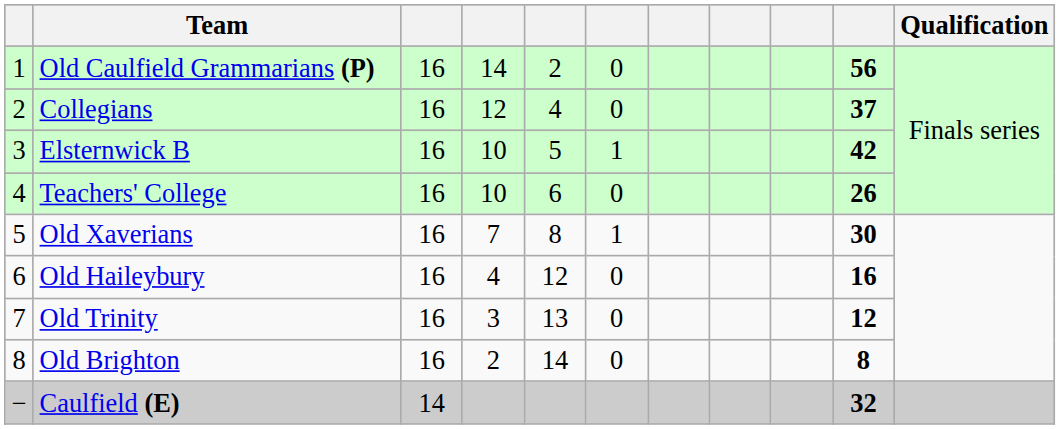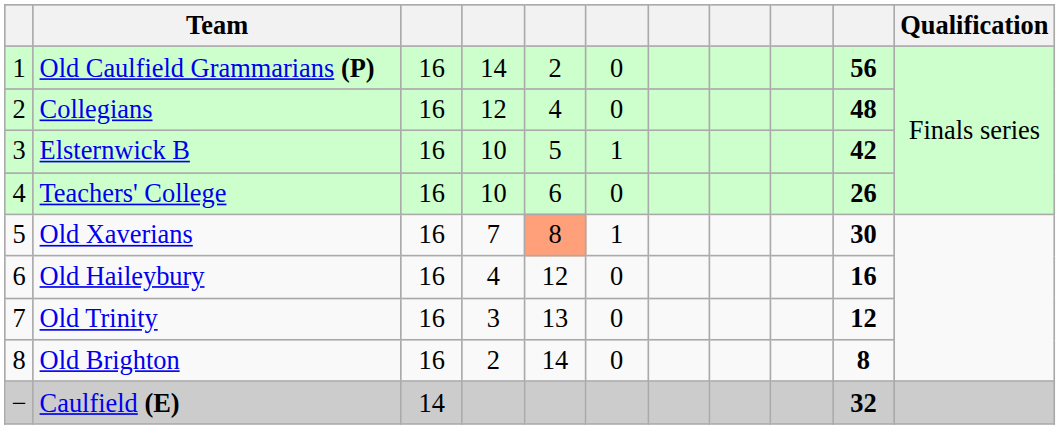(863, 109) 37 -> (863, 109) 48
(555, 234) no background -> (555, 234) lightsalmon background
